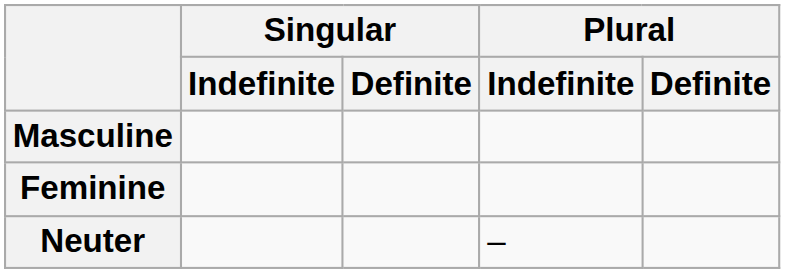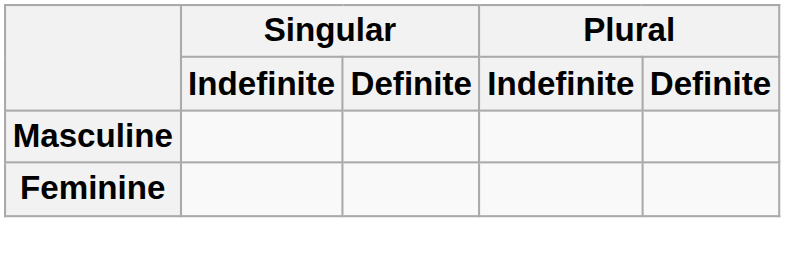- row: (93, 240)
